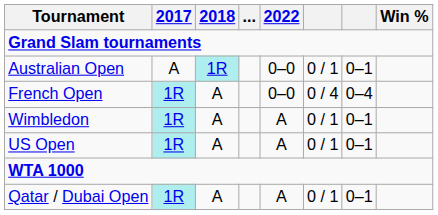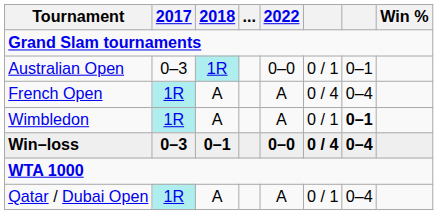(174, 68) A -> (174, 68) 0–3
(282, 94) 0–0 -> (282, 94) A
(359, 119) normal -> (359, 119) bold
- row: (41, 145)
+ row: (44, 145)
(359, 196) 0–1 -> (359, 196) 0–4
